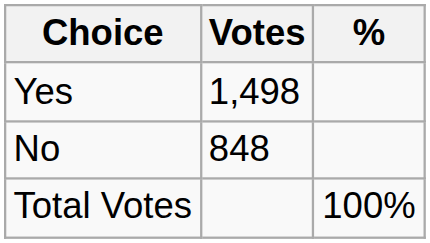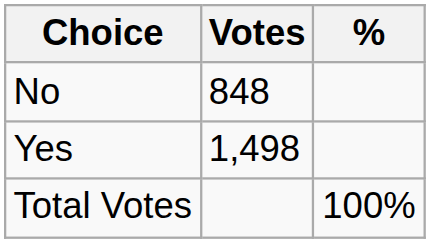rows swapped: (43, 91) <-> (37, 149)
